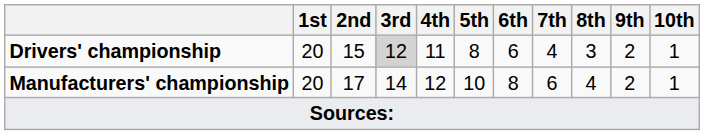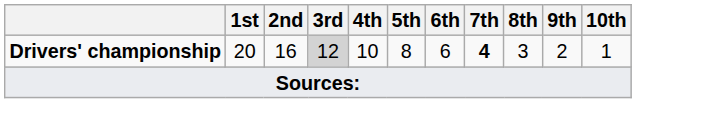(354, 51) 15 -> (286, 51) 16
(435, 51) 11 -> (367, 51) 10
(552, 51) normal -> (484, 51) bold
- row: (149, 82)
